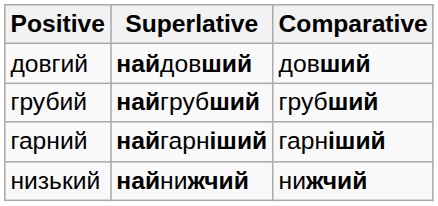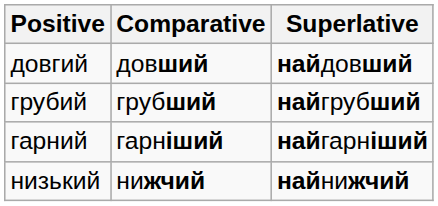columns swapped: (353, 24) <-> (192, 24)
